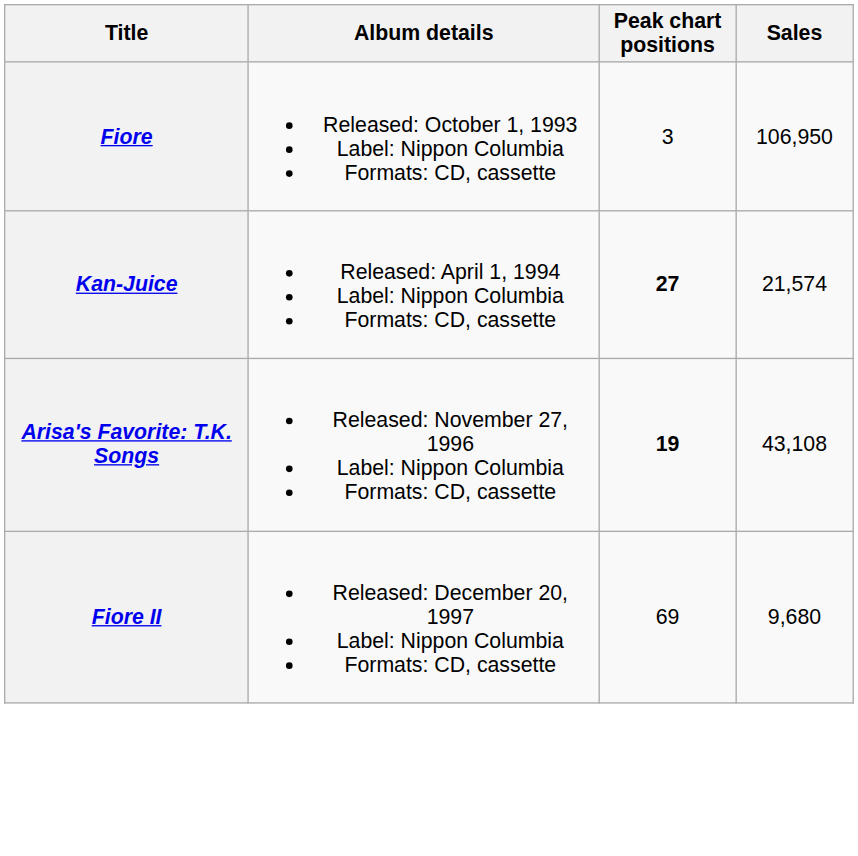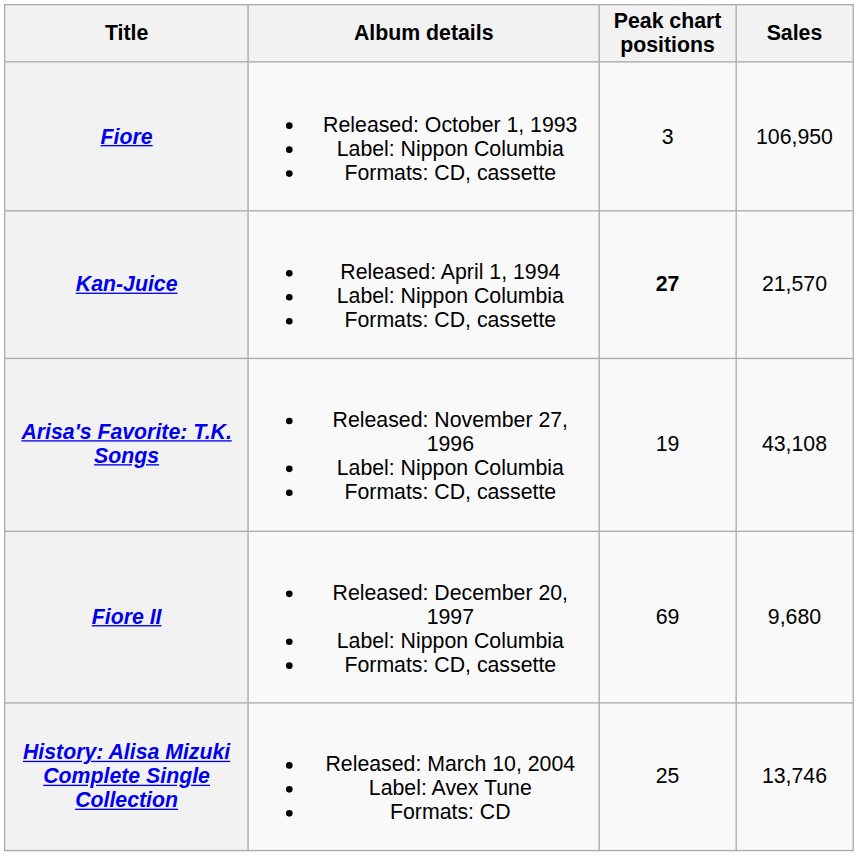(794, 284) 21,574 -> (794, 284) 21,570
(668, 444) bold -> (668, 444) normal
+ row: (127, 776)
